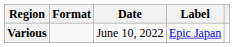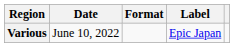columns swapped: (130, 14) <-> (72, 14)
